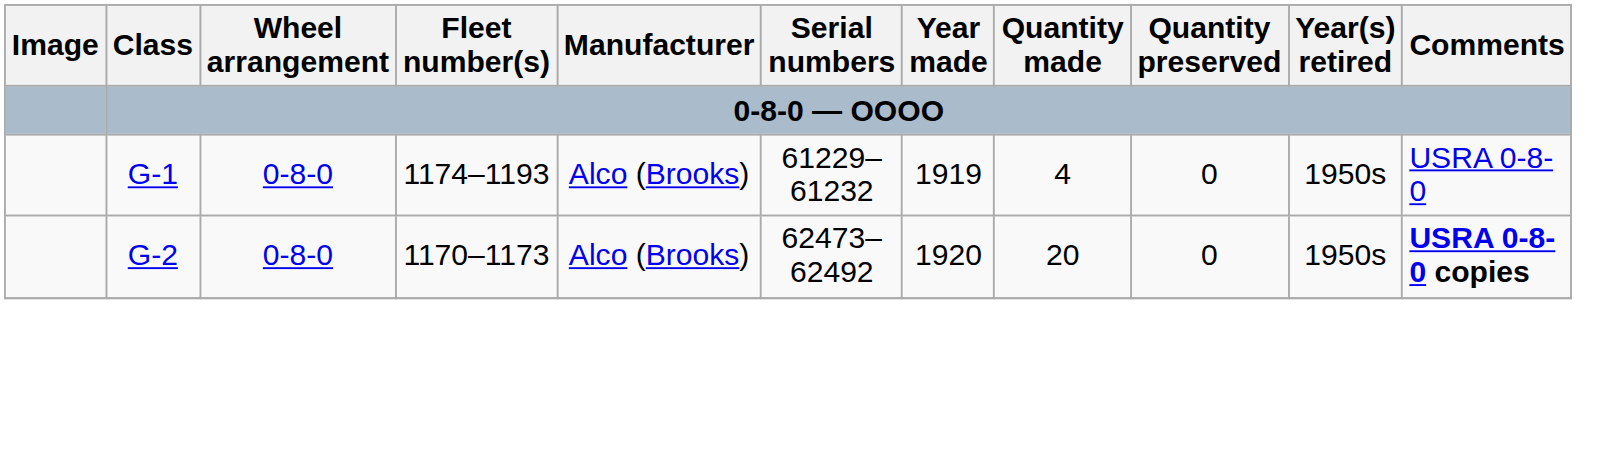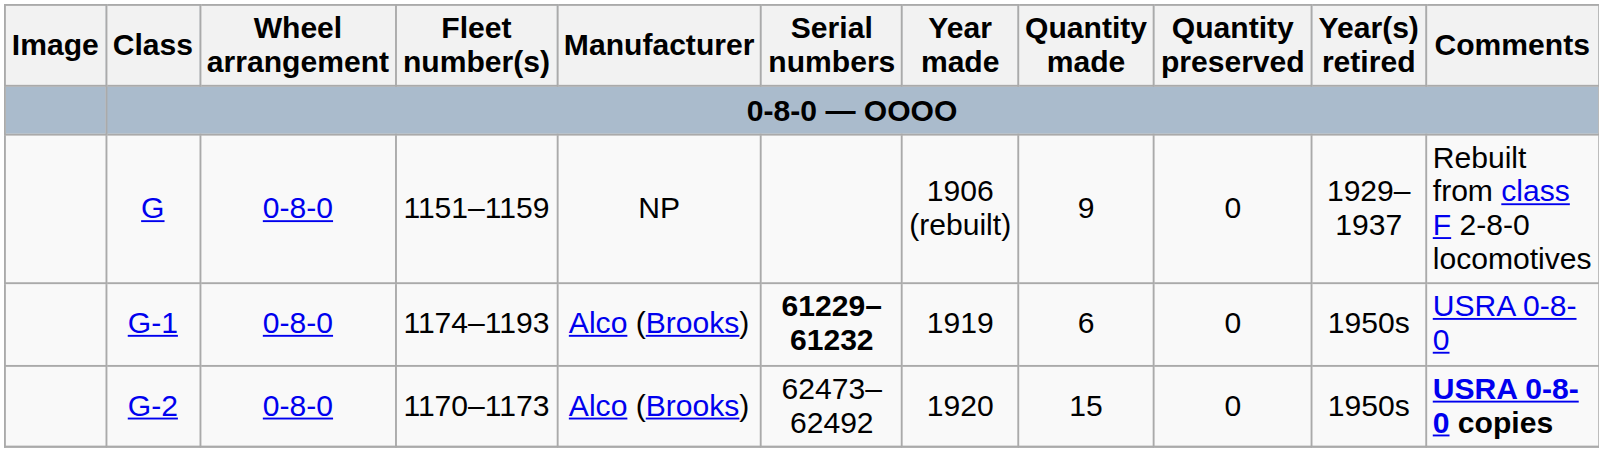+ row: (153, 208)
(832, 174) normal -> (832, 323) bold
(1063, 174) 4 -> (1086, 323) 6
(1063, 256) 20 -> (1086, 405) 15
